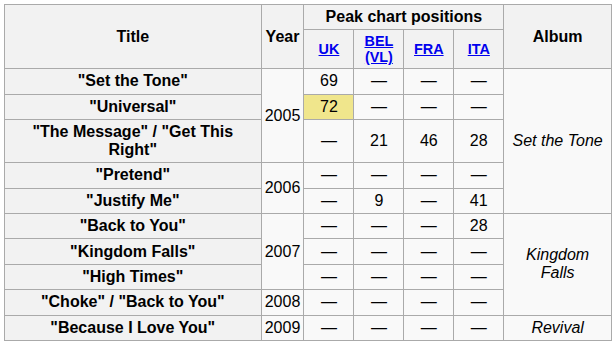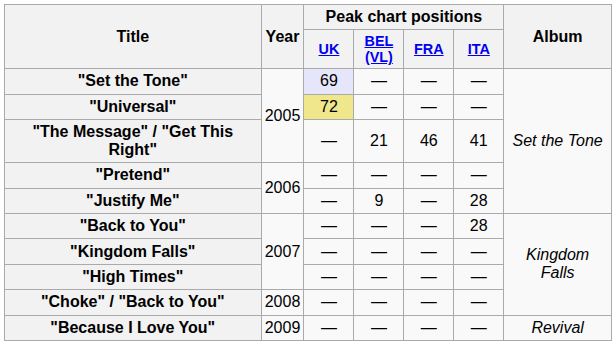(329, 81) no background -> (329, 81) lavender background
(479, 141) 28 -> (479, 141) 41
(479, 200) 41 -> (479, 200) 28
